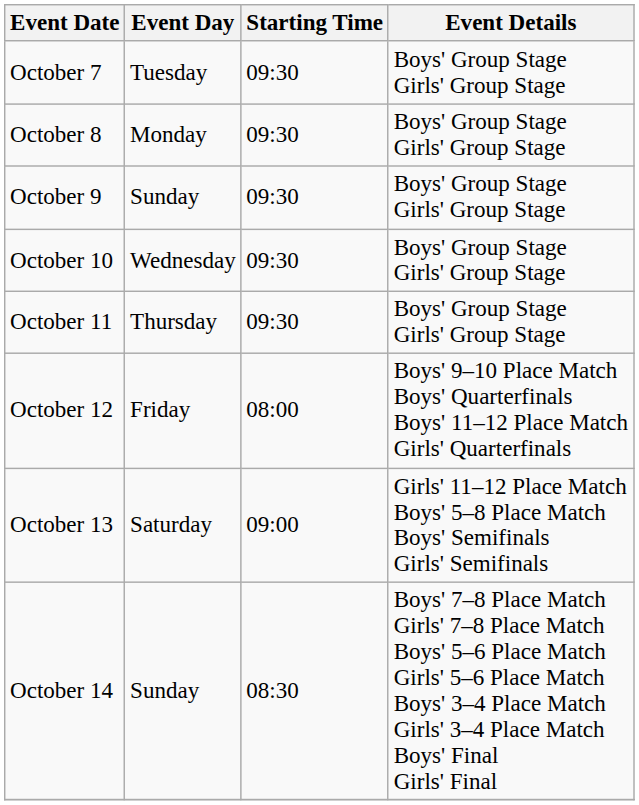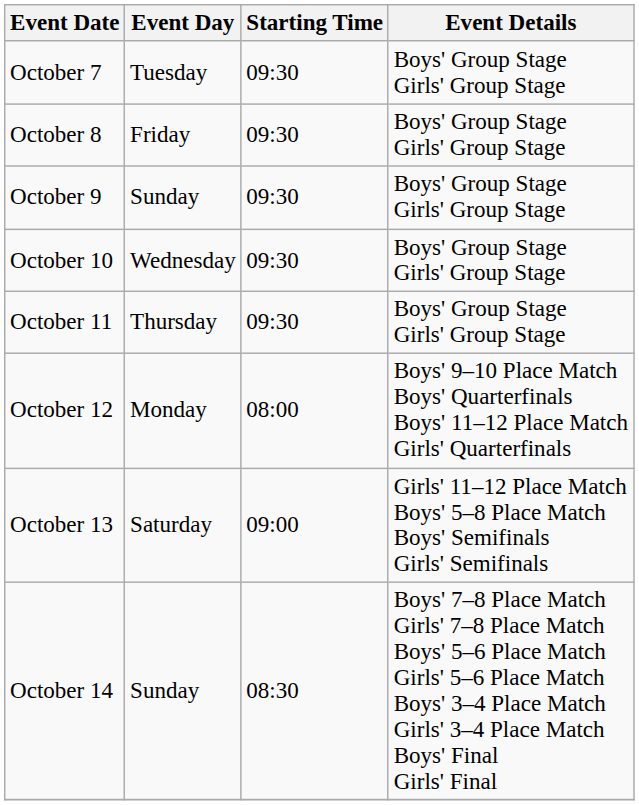(168, 134) Monday -> (160, 134) Friday
(160, 410) Friday -> (168, 410) Monday
